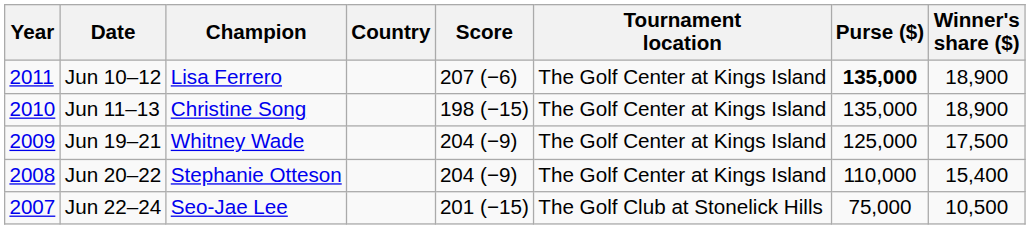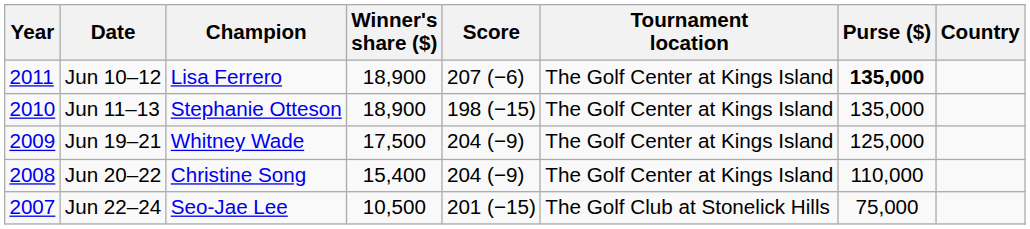columns swapped: (391, 32) <-> (977, 32)
(238, 109) Christine Song -> (256, 109) Stephanie Otteson
(256, 175) Stephanie Otteson -> (238, 175) Christine Song
